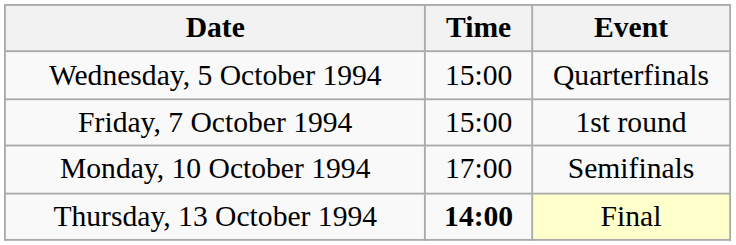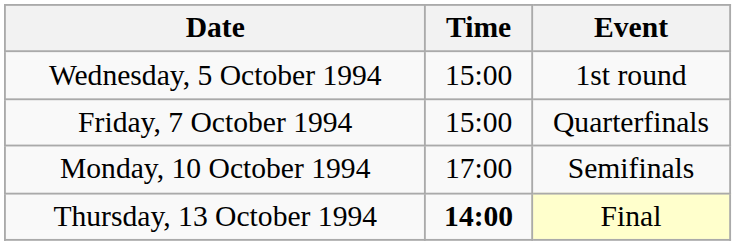(631, 74) Quarterfinals -> (631, 74) 1st round
(631, 121) 1st round -> (631, 121) Quarterfinals
